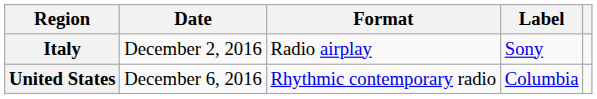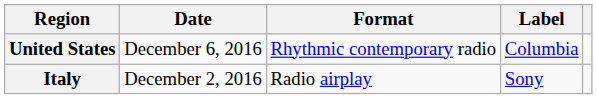rows swapped: (62, 49) <-> (62, 78)
